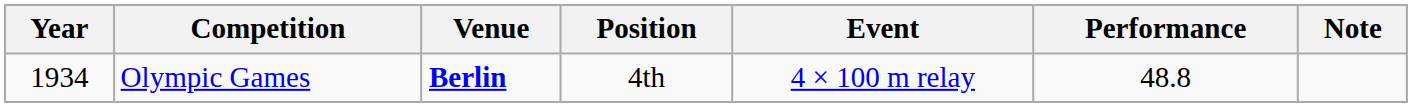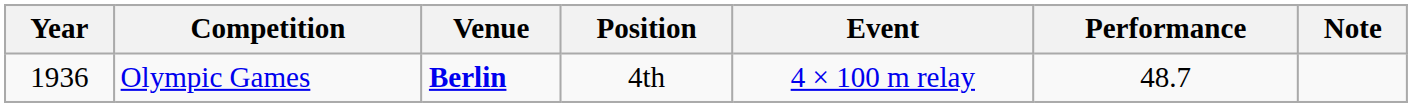(59, 76) 1934 -> (59, 76) 1936
(1166, 76) 48.8 -> (1166, 76) 48.7
